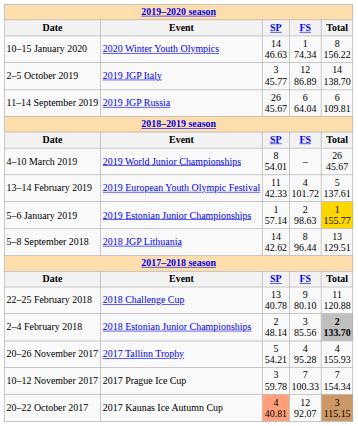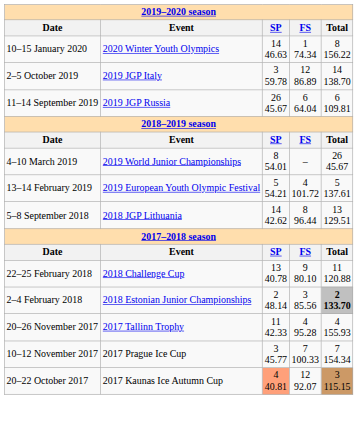(276, 76) 3 45.77 -> (276, 76) 3 59.78
(276, 188) 11 42.33 -> (276, 188) 5 54.21
- row: (42, 215)
(276, 354) 5 54.21 -> (276, 327) 11 42.33
(276, 381) 3 59.78 -> (276, 354) 3 45.77
